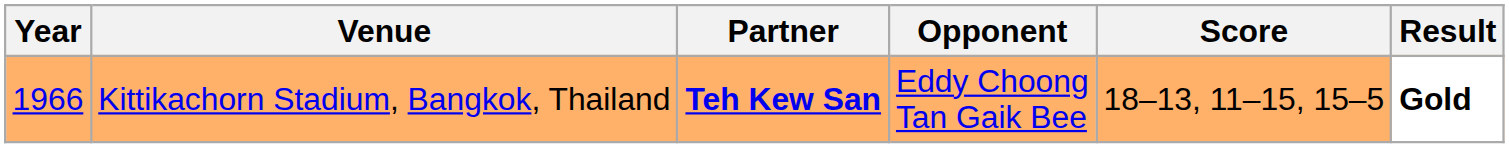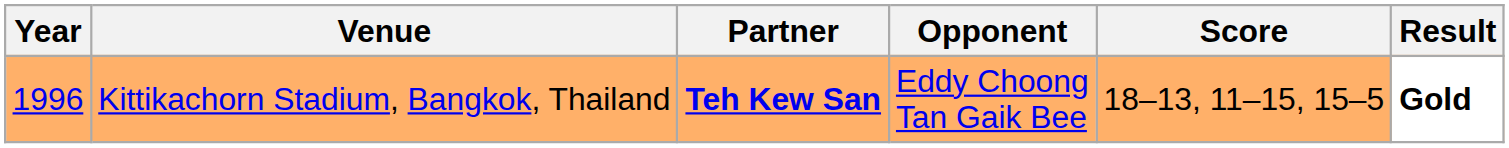(48, 99) 1966 -> (48, 99) 1996
